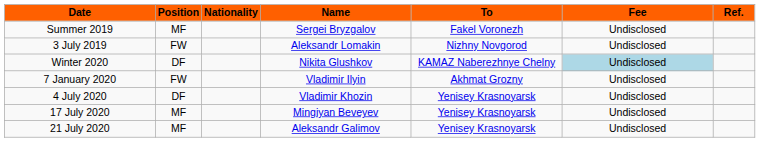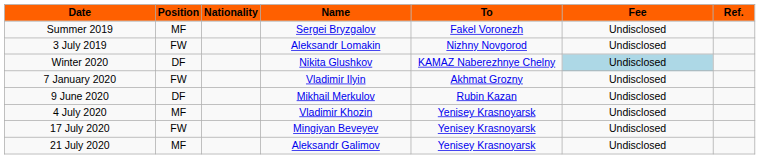+ row: (80, 96)
(178, 96) DF -> (178, 113) MF
(178, 113) MF -> (178, 129) FW
